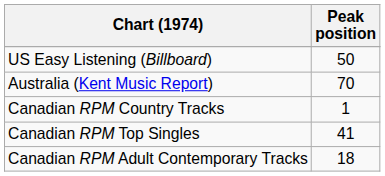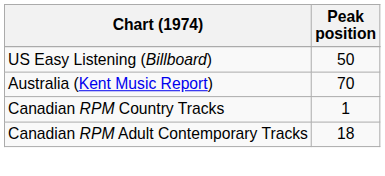- row: (104, 134)
